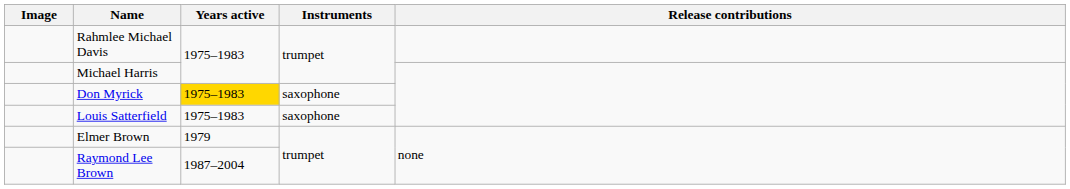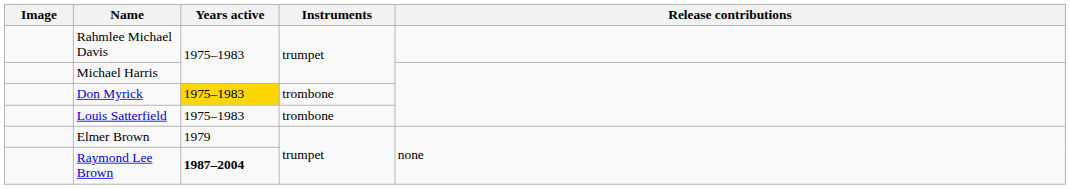(311, 94) saxophone -> (308, 94) trombone
(311, 115) saxophone -> (308, 115) trombone
(214, 165) normal -> (214, 165) bold
